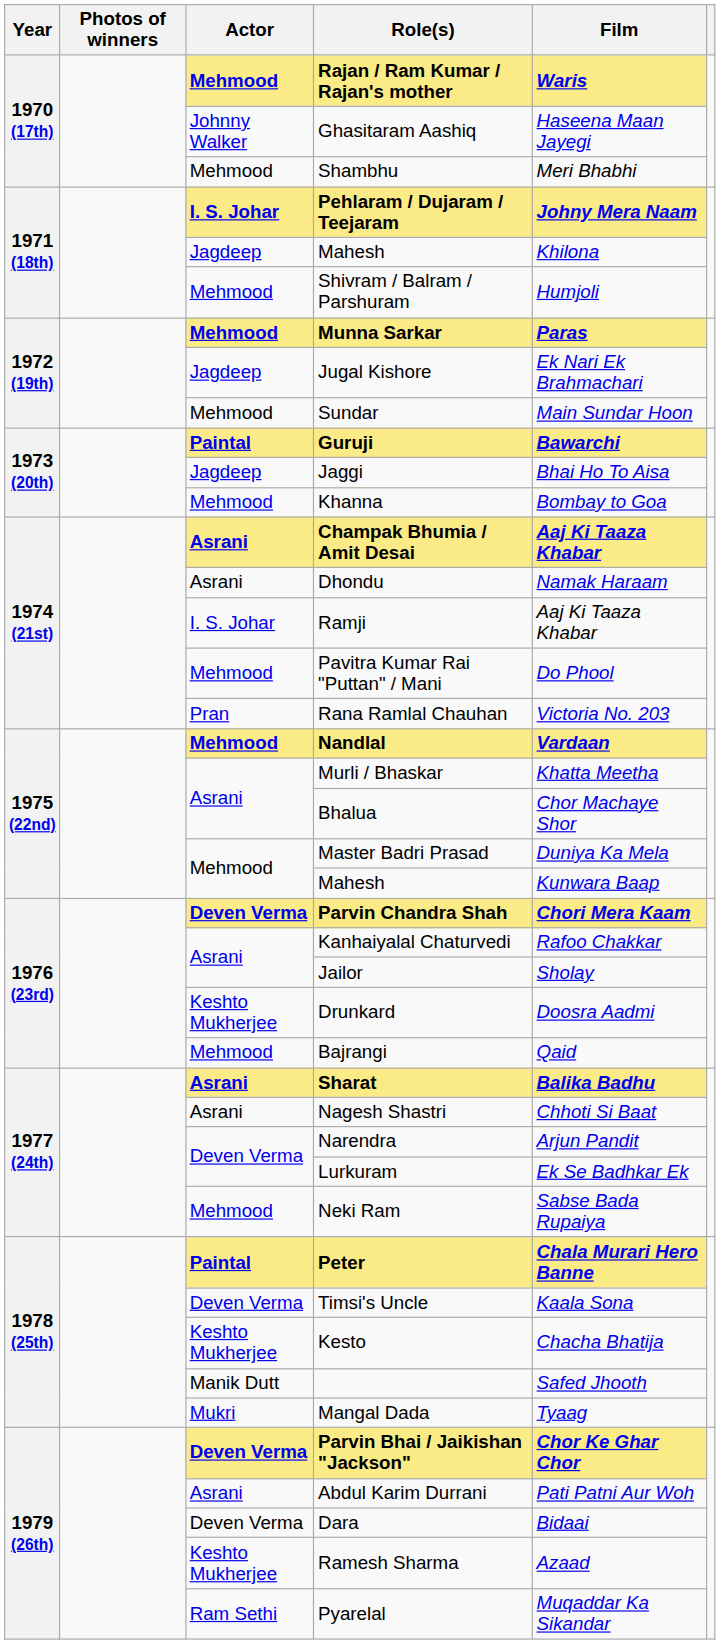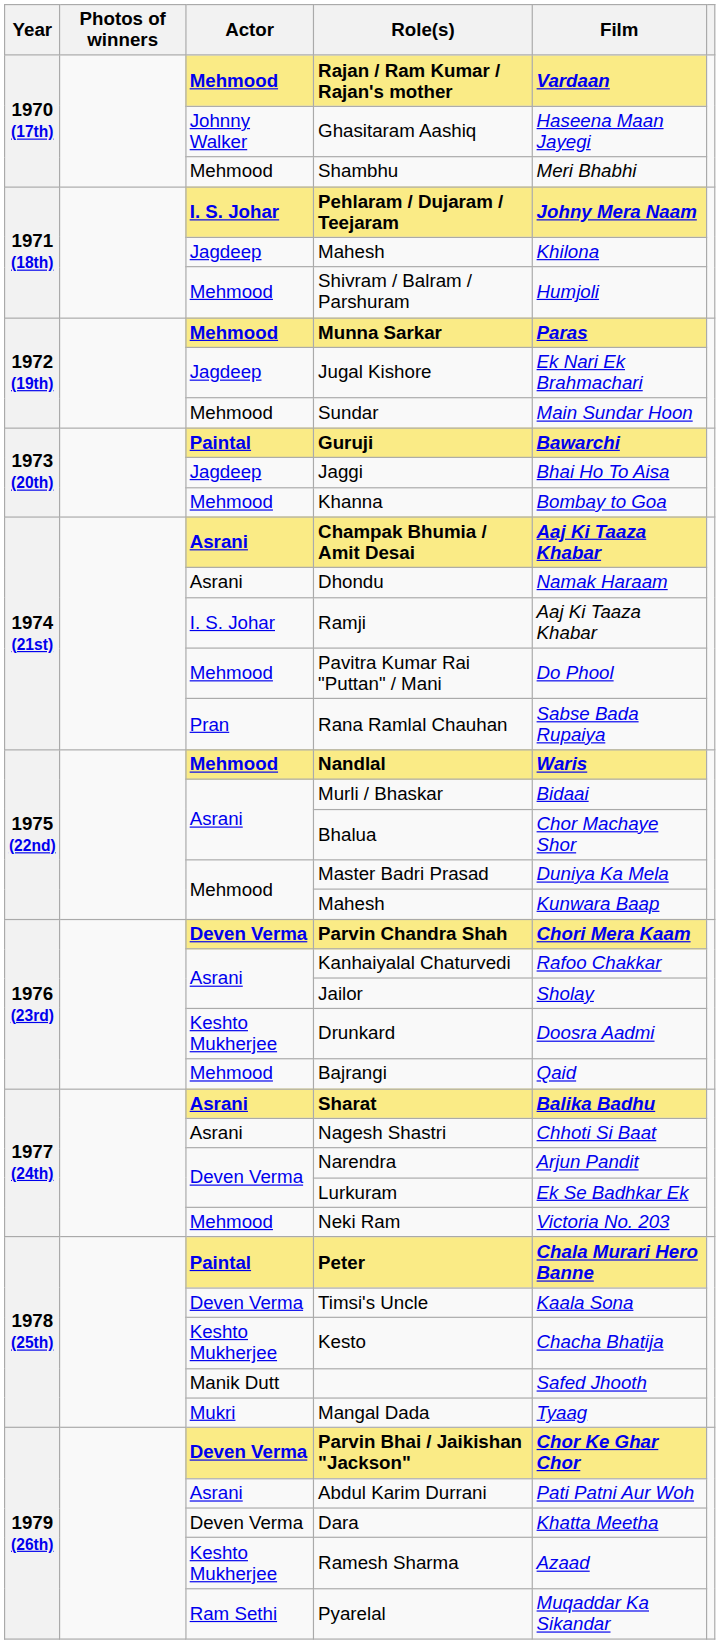(562, 80) Waris -> (573, 80) Vardaan
(603, 713) Victoria No. 203 -> (588, 724) Sabse Bada Rupaiya
(573, 743) Vardaan -> (562, 764) Waris
(597, 772) Khatta Meetha -> (563, 794) Bidaai
(588, 1211) Sabse Bada Rupaiya -> (603, 1222) Victoria No. 203
(563, 1522) Bidaai -> (597, 1522) Khatta Meetha
